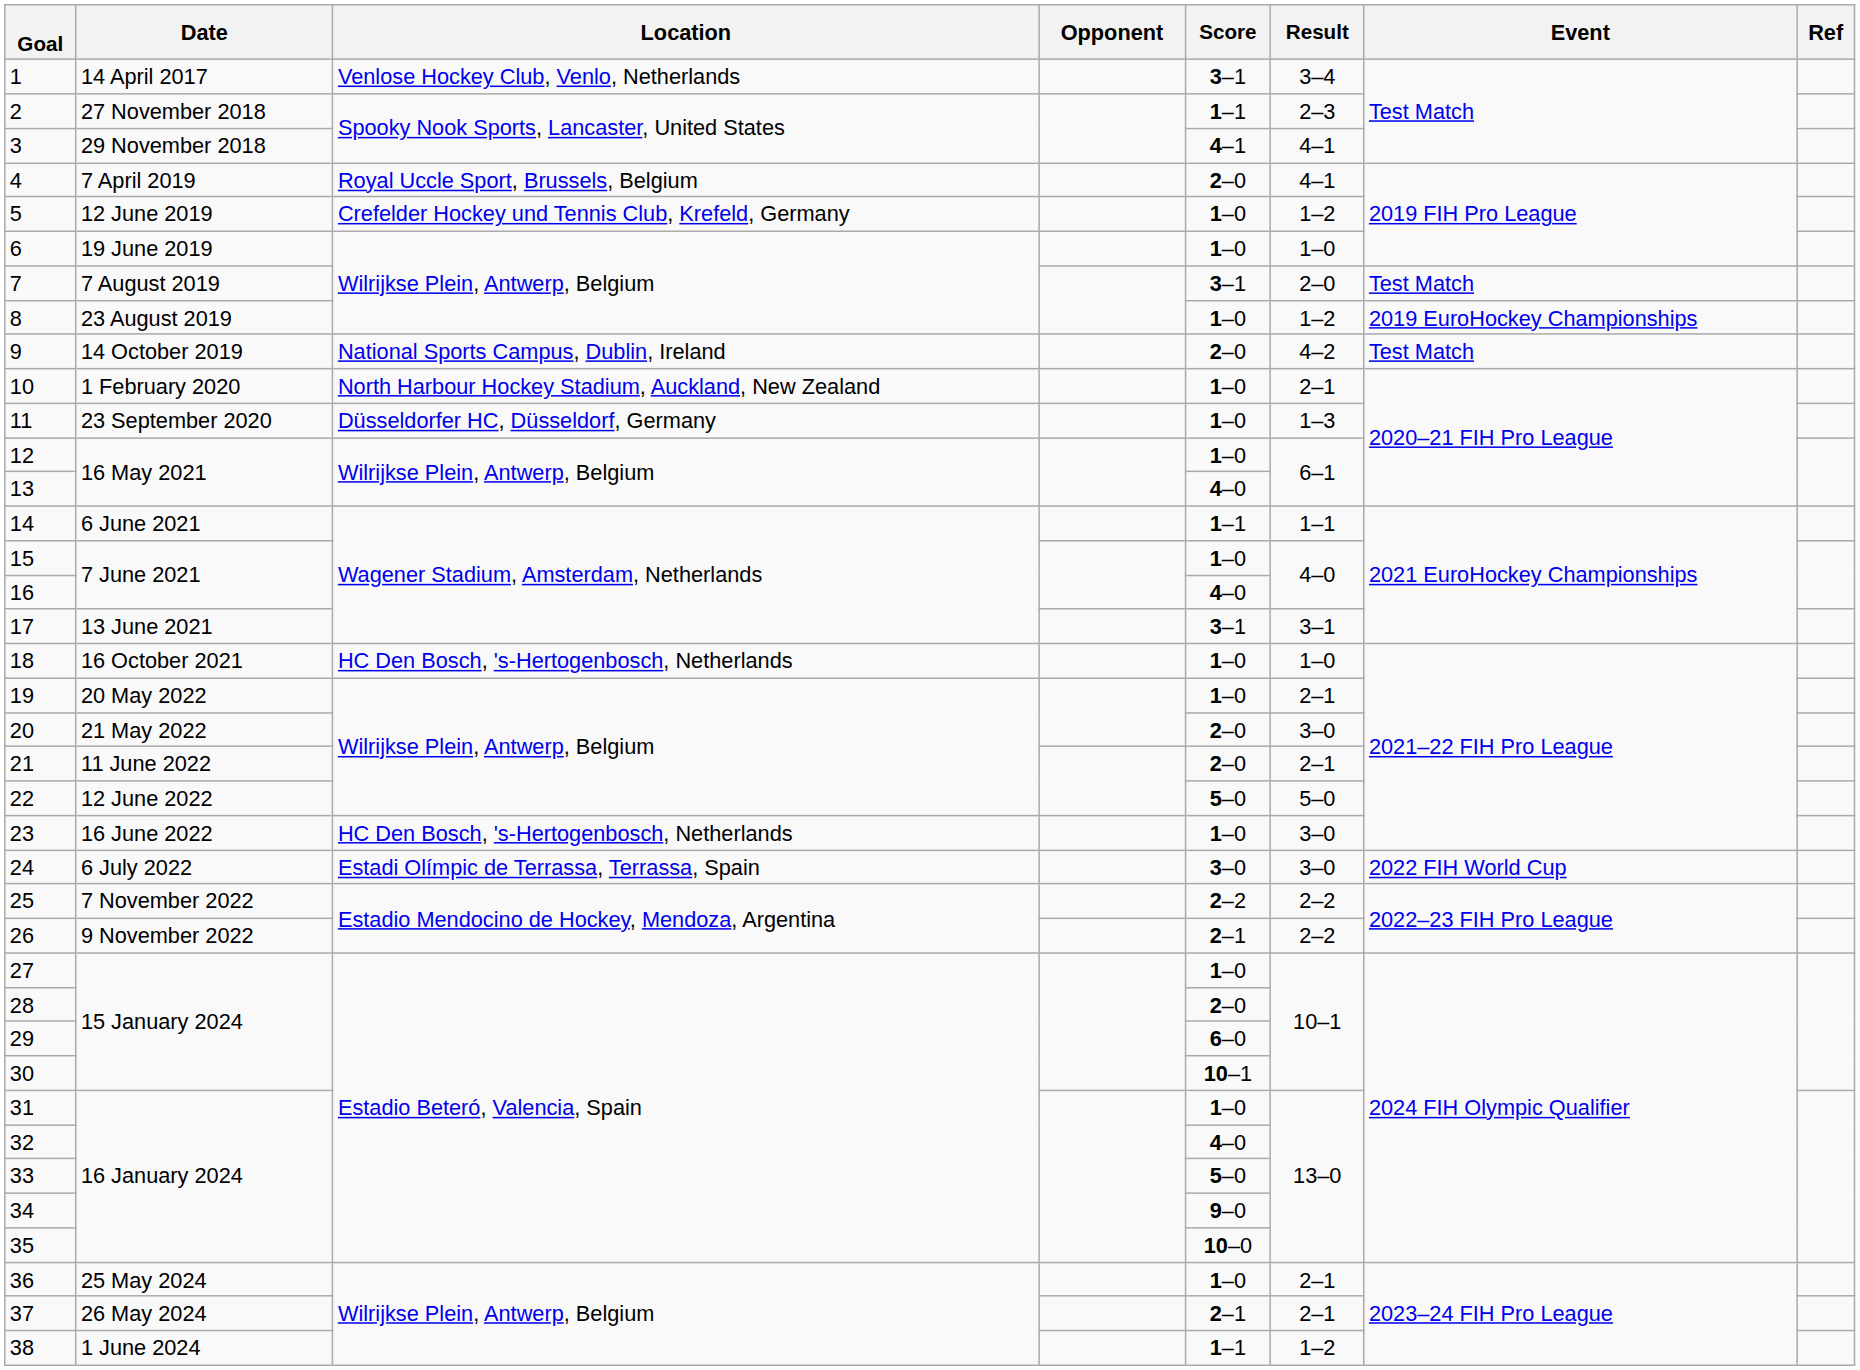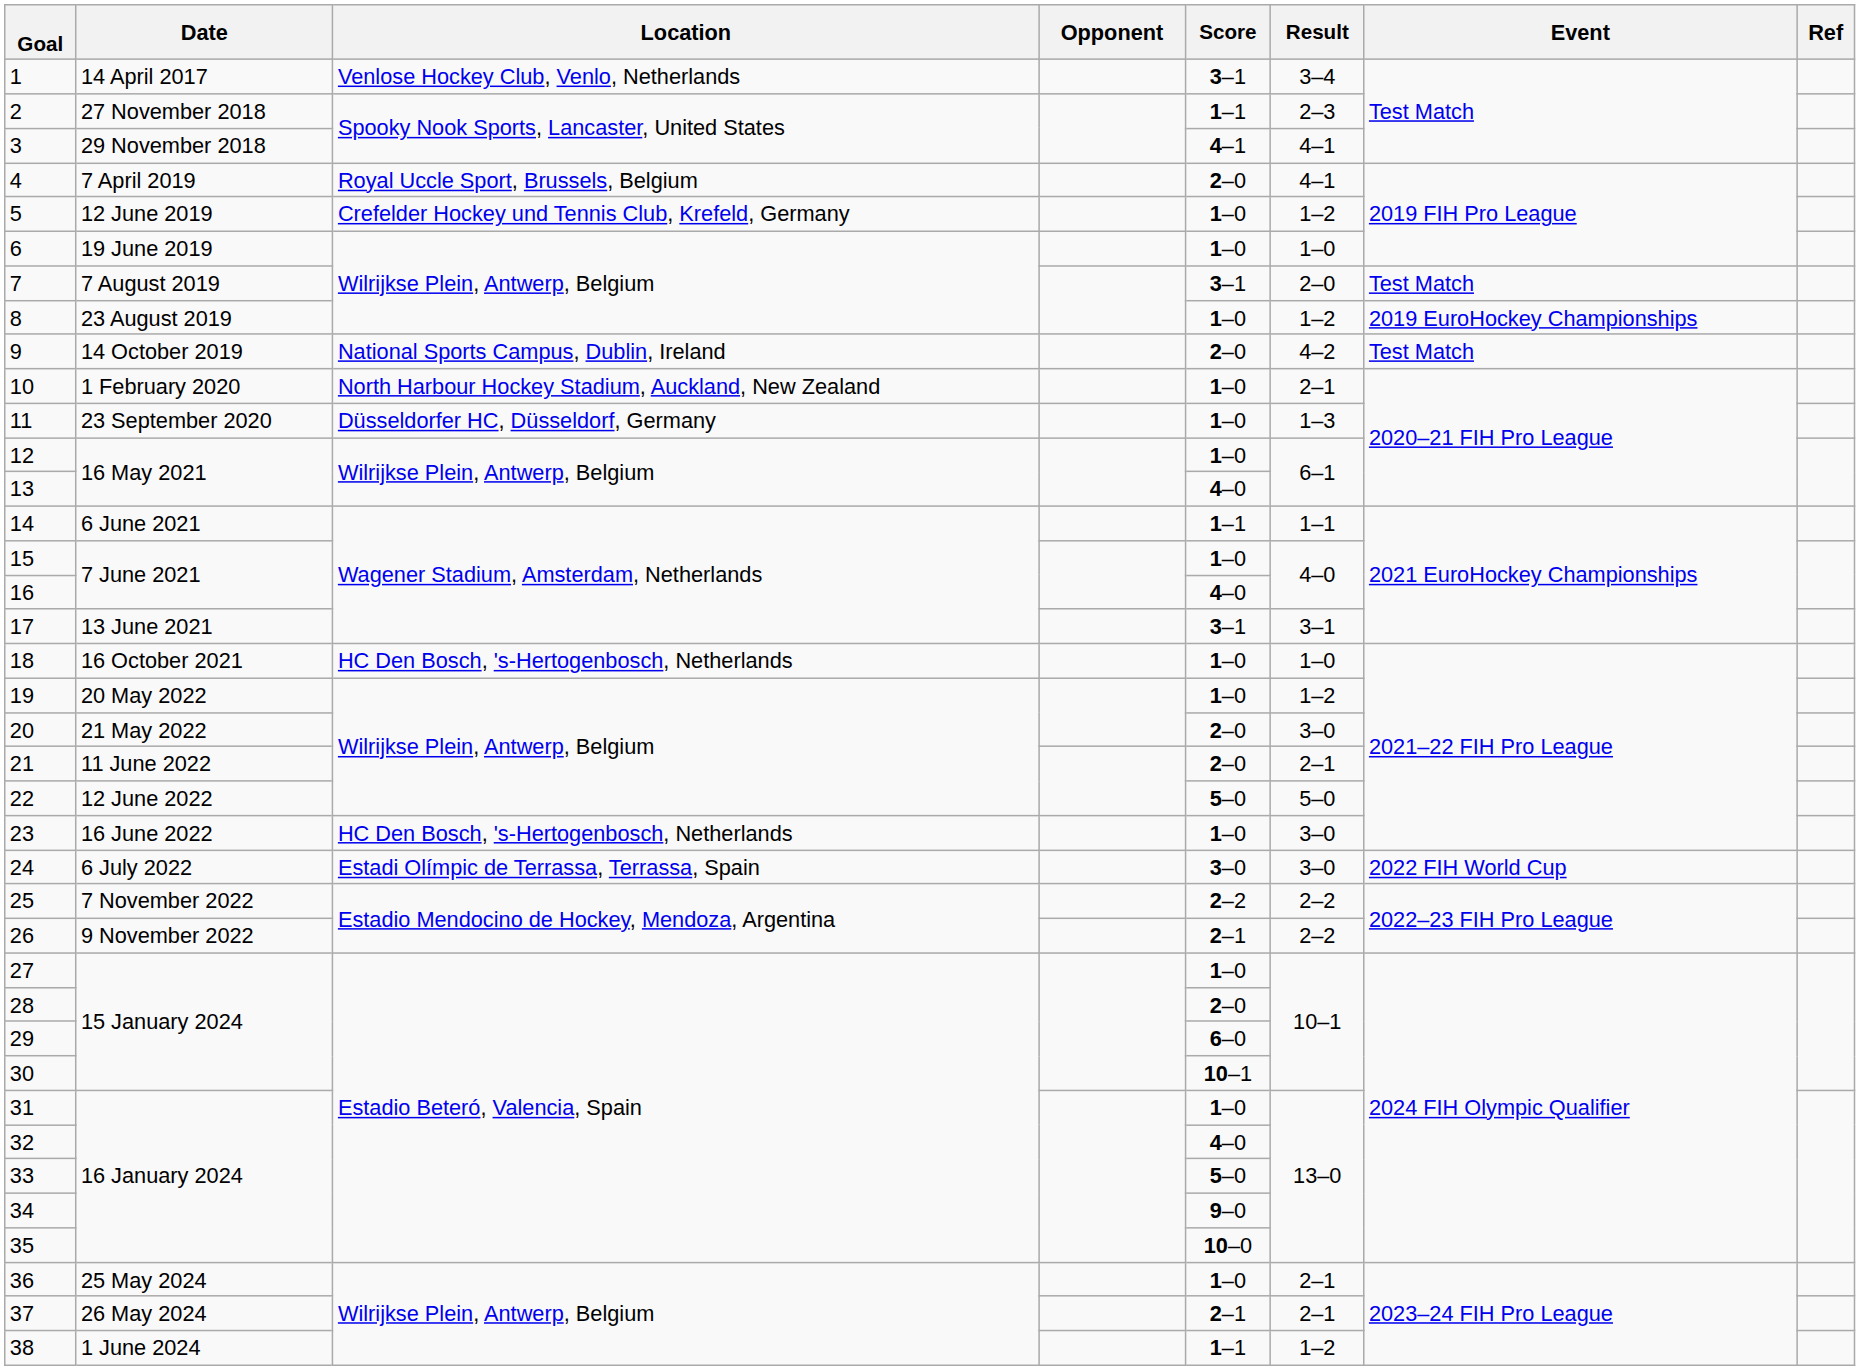(1317, 696) 2–1 -> (1317, 696) 1–2
